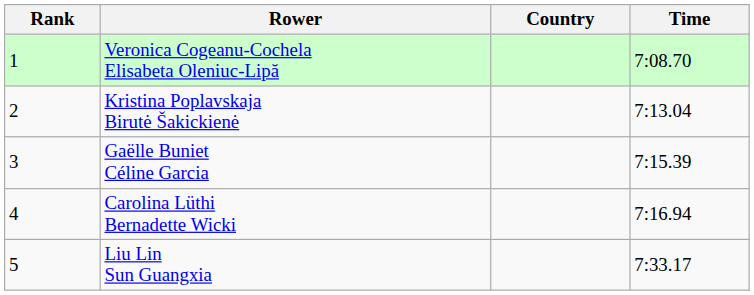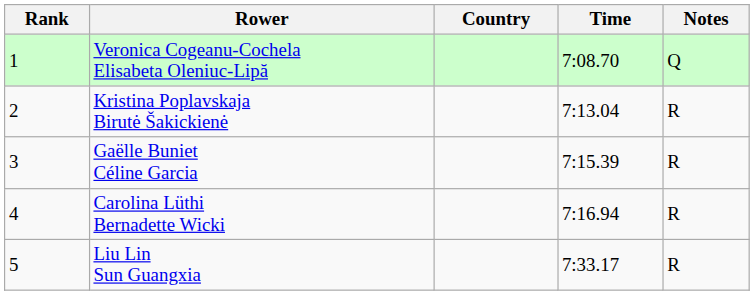+ column: (706, 19)
